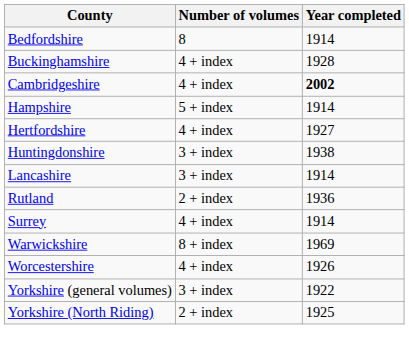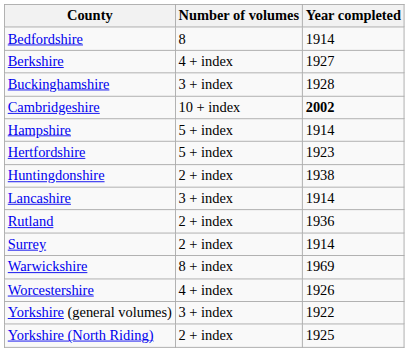+ row: (36, 61)
(206, 61) 4 + index -> (206, 84) 3 + index
(206, 84) 4 + index -> (209, 107) 10 + index
(206, 130) 4 + index -> (206, 152) 5 + index
(320, 130) 1927 -> (320, 152) 1923
(206, 152) 3 + index -> (206, 175) 2 + index
(206, 221) 4 + index -> (206, 244) 2 + index
